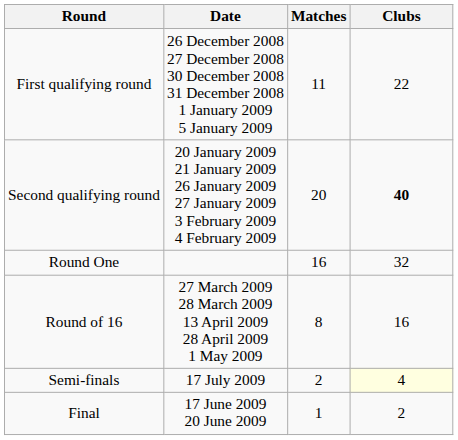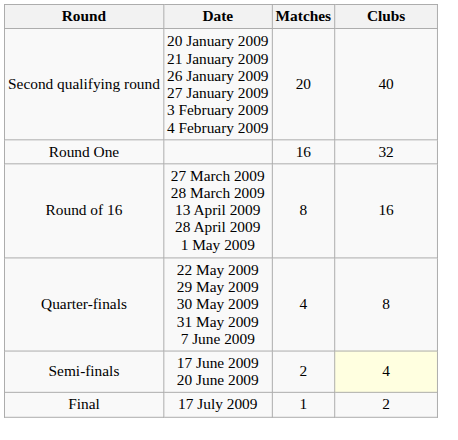- row: (84, 84)
(401, 194) bold -> (386, 84) normal
+ row: (84, 304)
(225, 380) 17 July 2009 -> (218, 371) 17 June 2009 20 June 2009
(225, 413) 17 June 2009 20 June 2009 -> (218, 404) 17 July 2009
